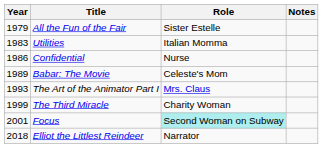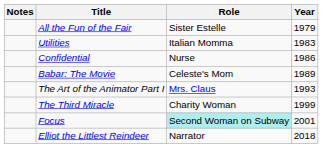columns swapped: (17, 12) <-> (302, 12)
